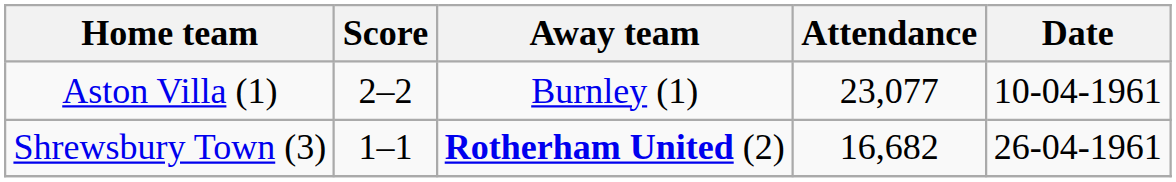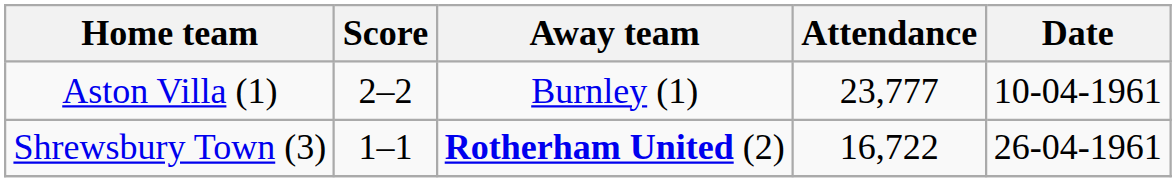(889, 90) 23,077 -> (889, 90) 23,777
(889, 147) 16,682 -> (889, 147) 16,722
